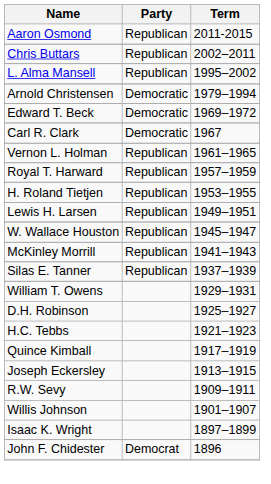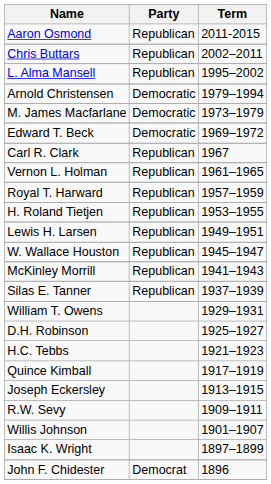+ row: (67, 113)
(156, 133) Democratic -> (164, 152) Republican
